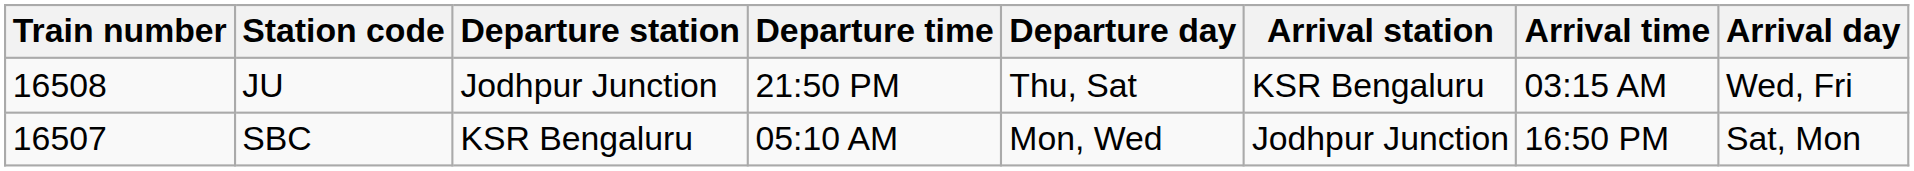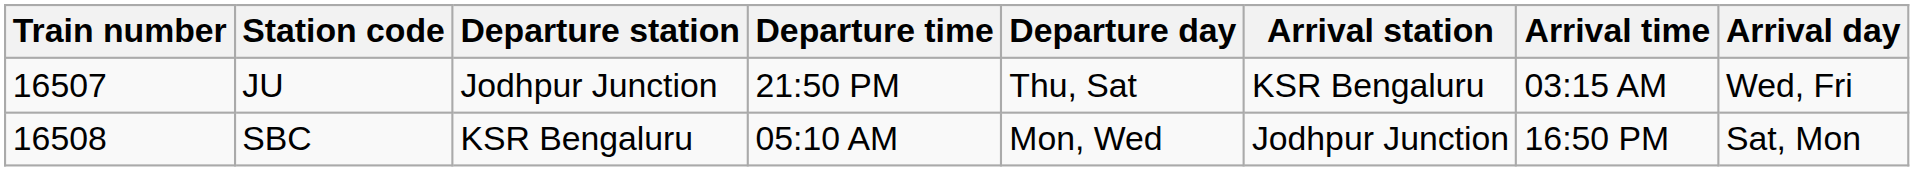(60, 84) 16508 -> (60, 84) 16507
(60, 138) 16507 -> (60, 138) 16508
